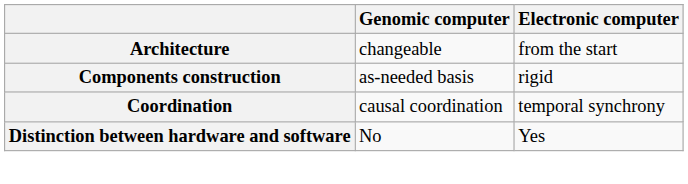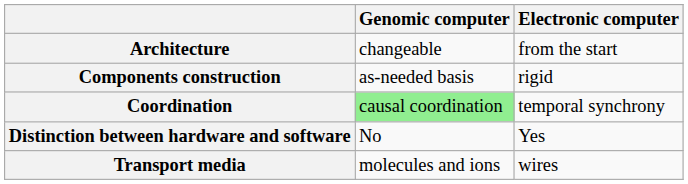(431, 106) no background -> (431, 106) lightgreen background
+ row: (180, 164)
